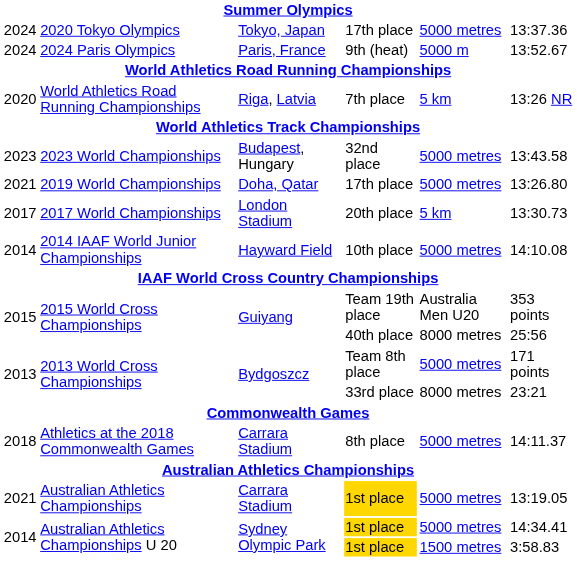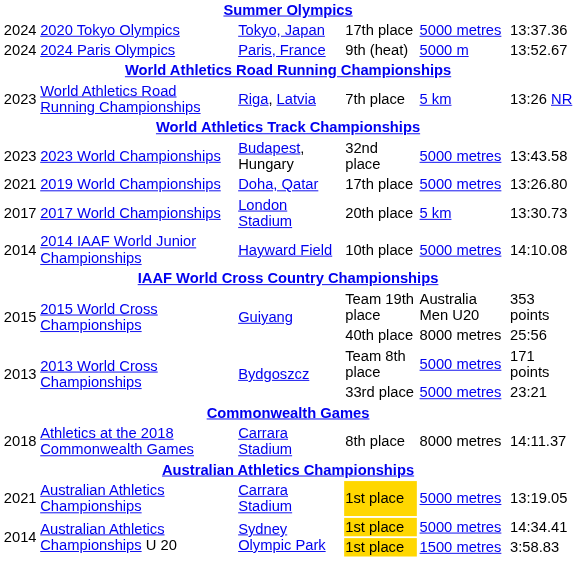(20, 99) 2020 -> (20, 99) 2023
(460, 392) 8000 metres -> (460, 392) 5000 metres
(460, 441) 5000 metres -> (460, 441) 8000 metres
